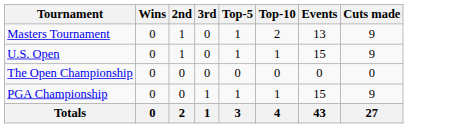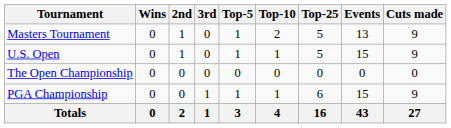+ column: (320, 14)
